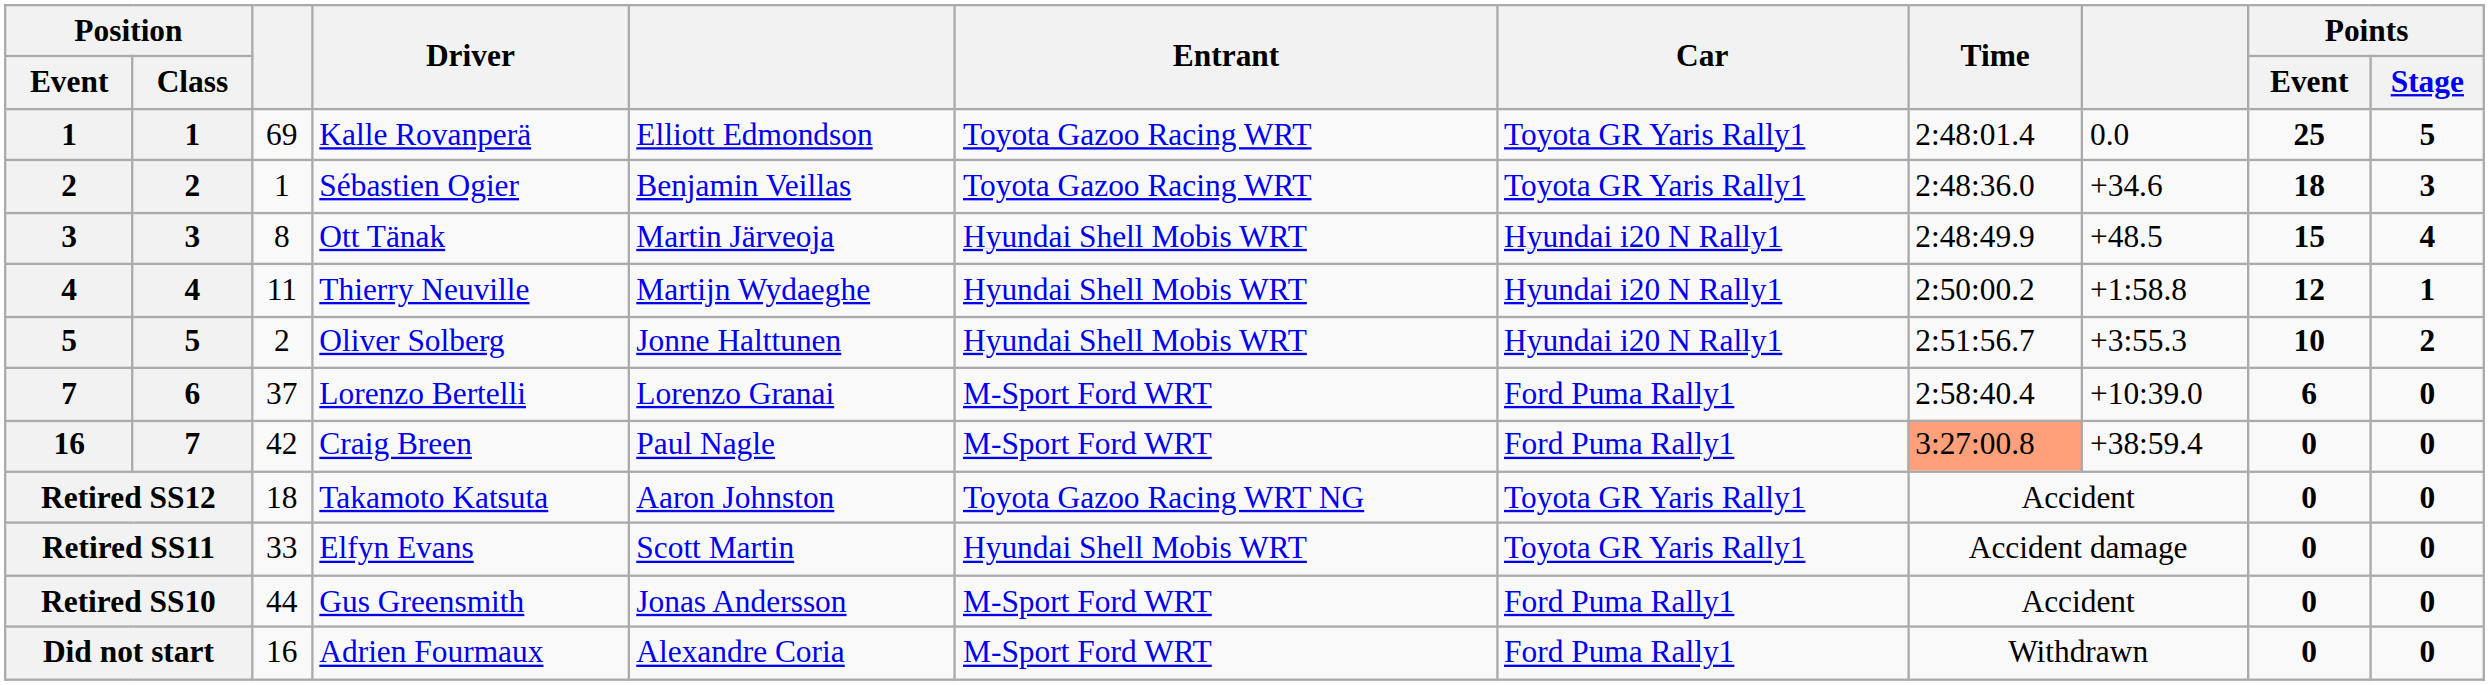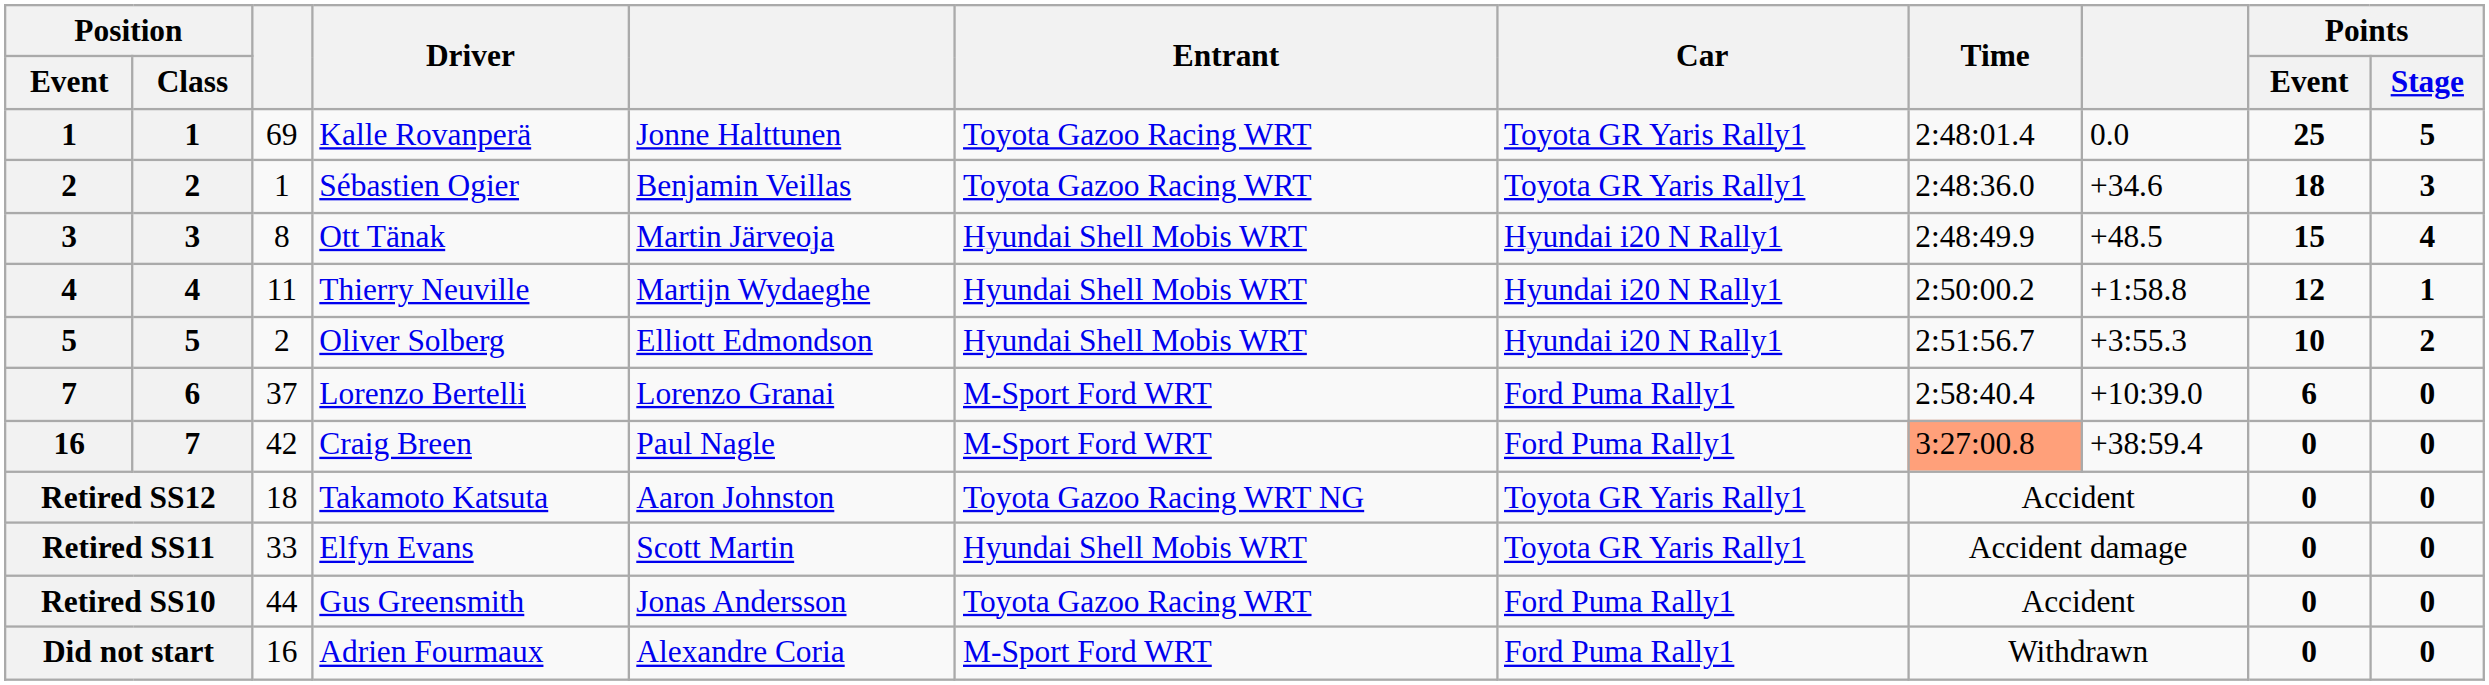(754, 133) Elliott Edmondson -> (739, 133) Jonne Halttunen
(739, 340) Jonne Halttunen -> (754, 340) Elliott Edmondson
(1087, 600) M-Sport Ford WRT -> (1137, 600) Toyota Gazoo Racing WRT
